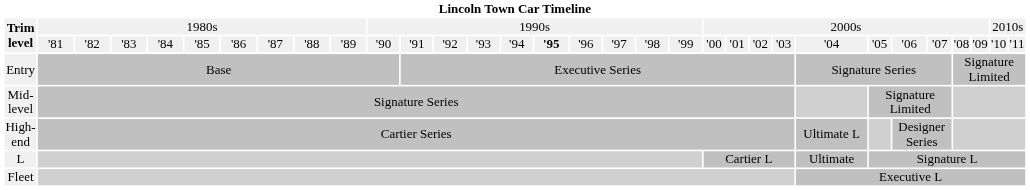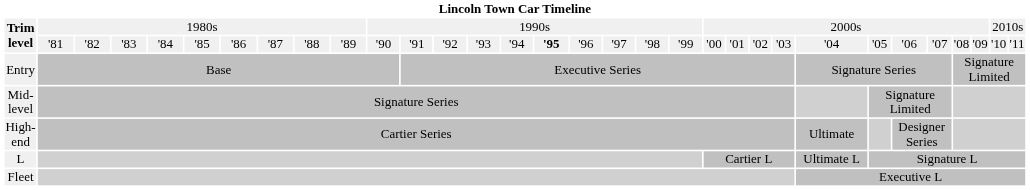(832, 134) Ultimate L -> (832, 134) Ultimate
(832, 159) Ultimate -> (832, 159) Ultimate L
